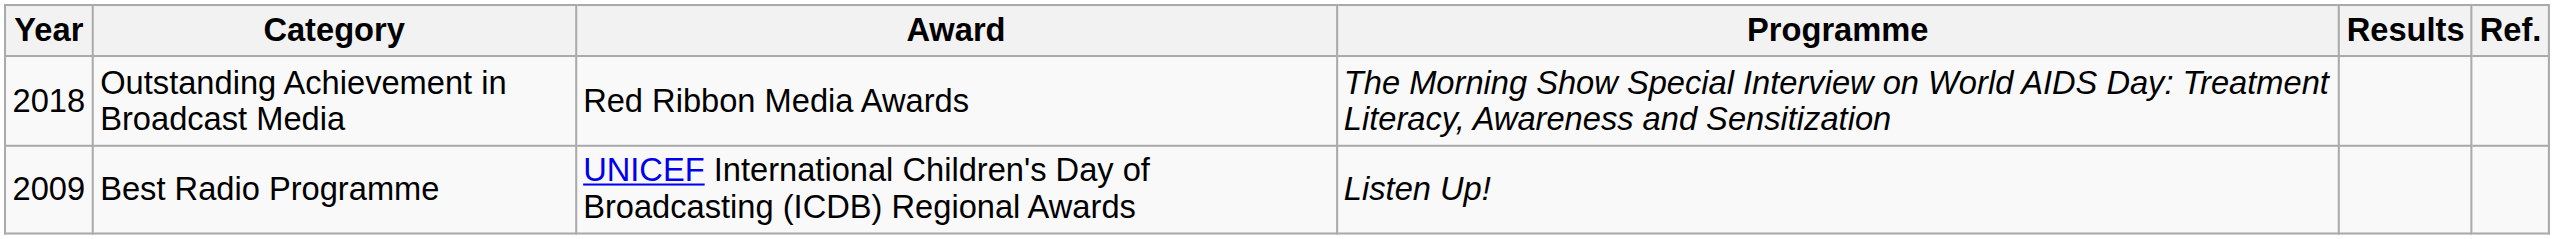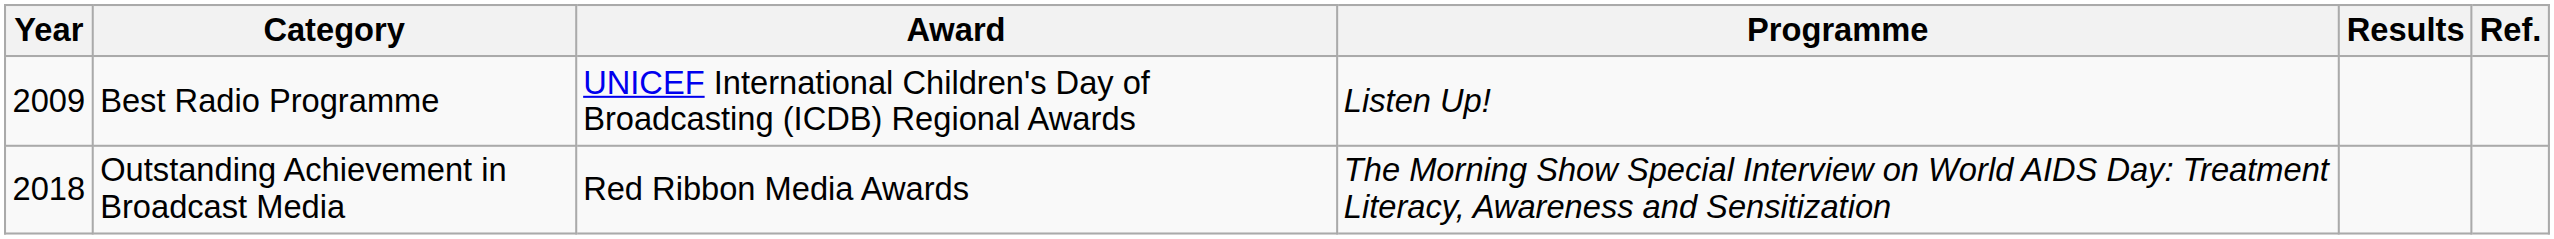rows swapped: (270, 188) <-> (303, 100)
